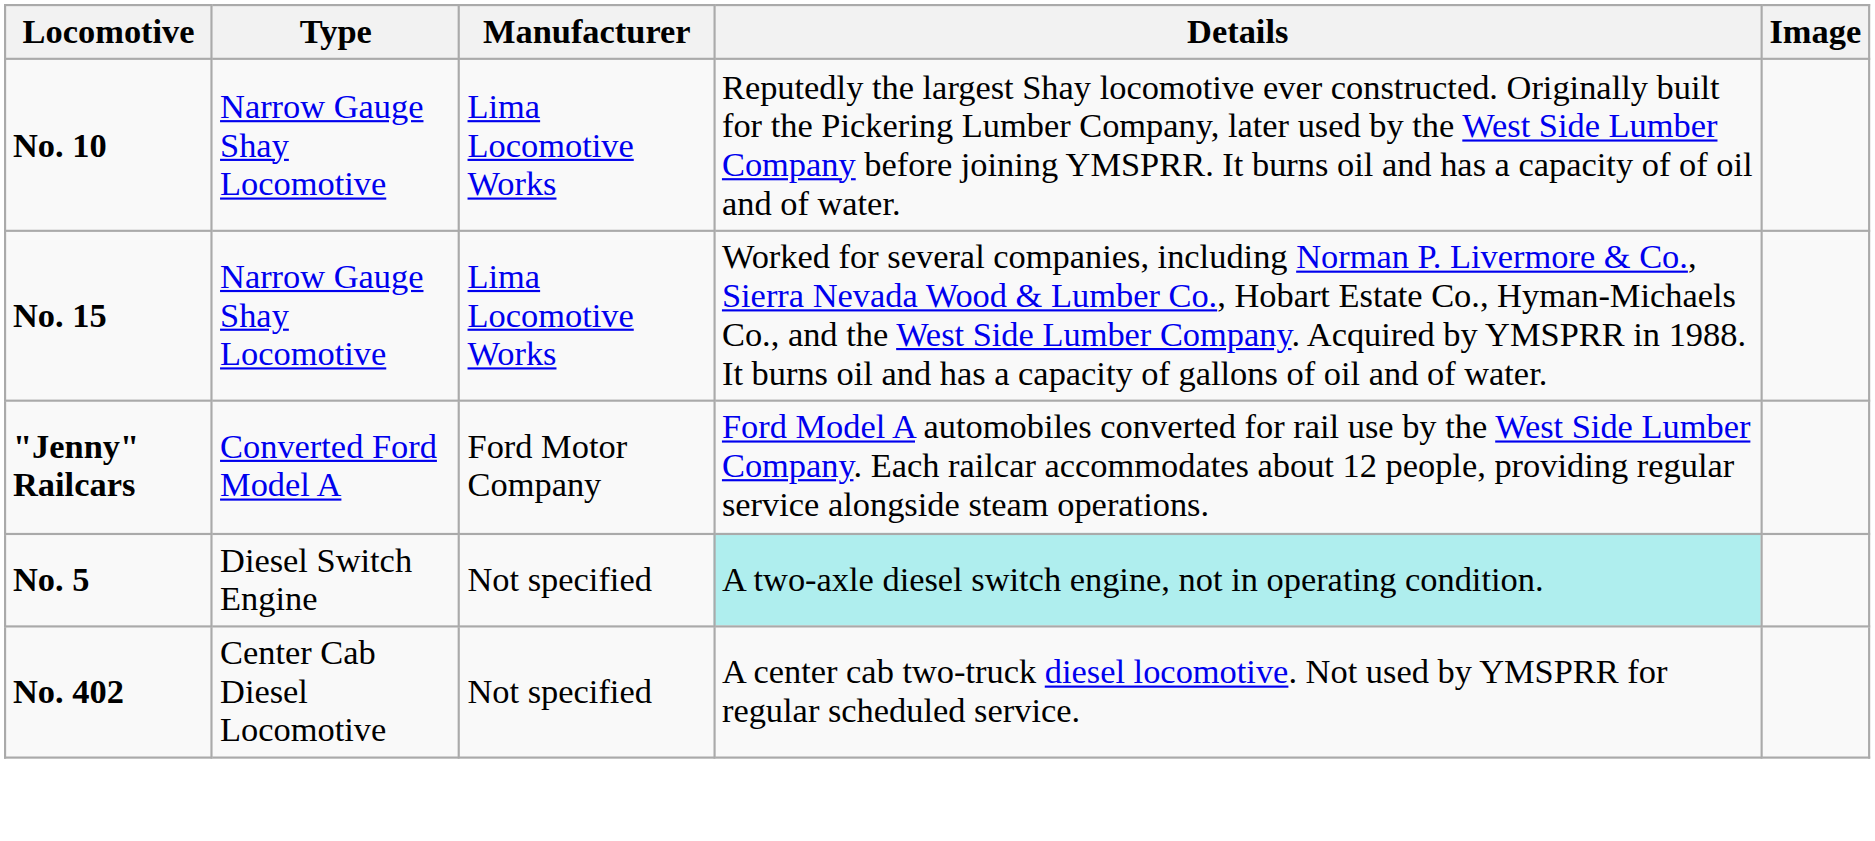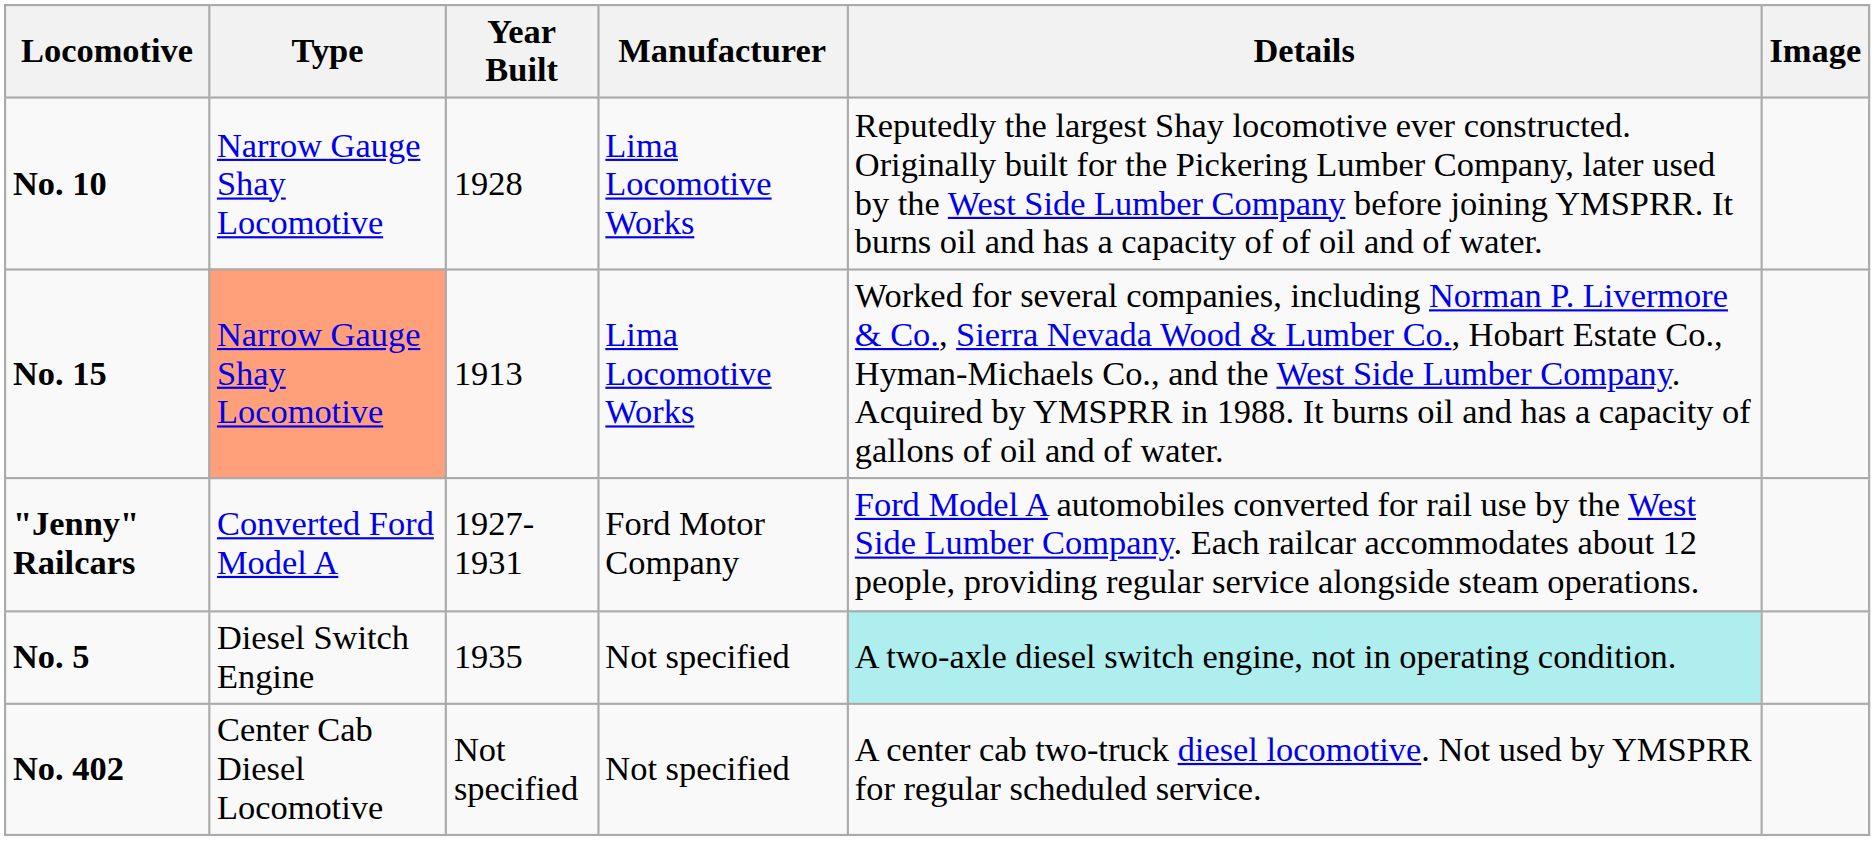+ column: (522, 51)
(322, 315) no background -> (319, 373) lightsalmon background
